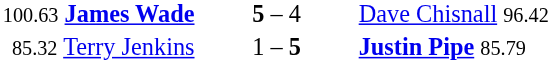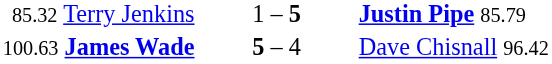rows swapped: (99, 14) <-> (103, 47)
